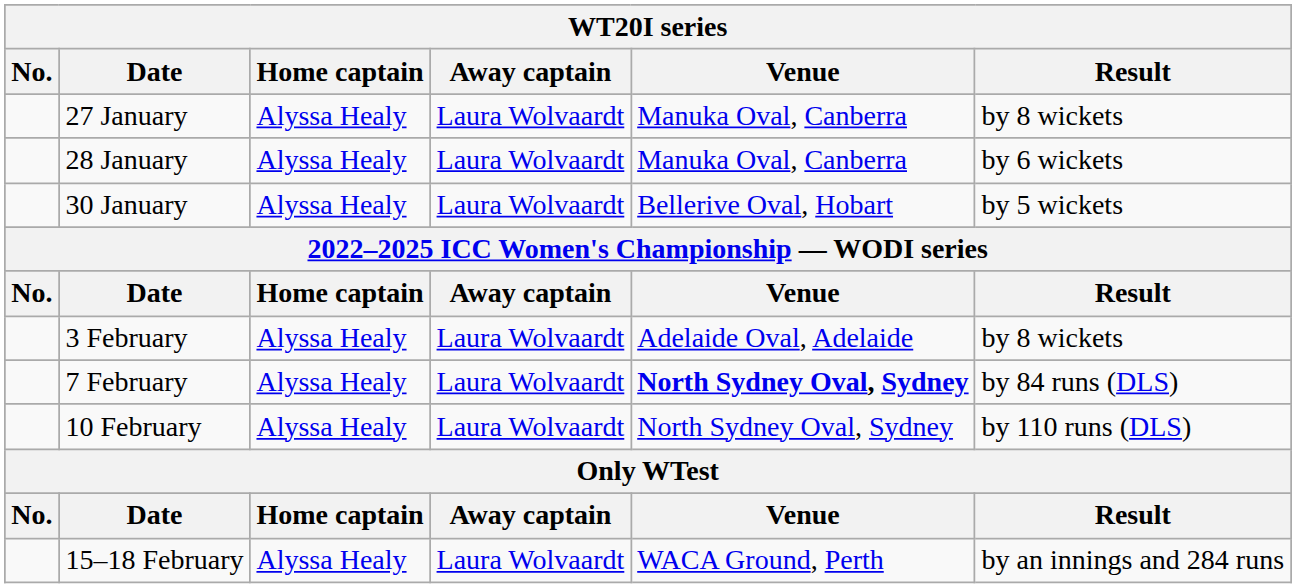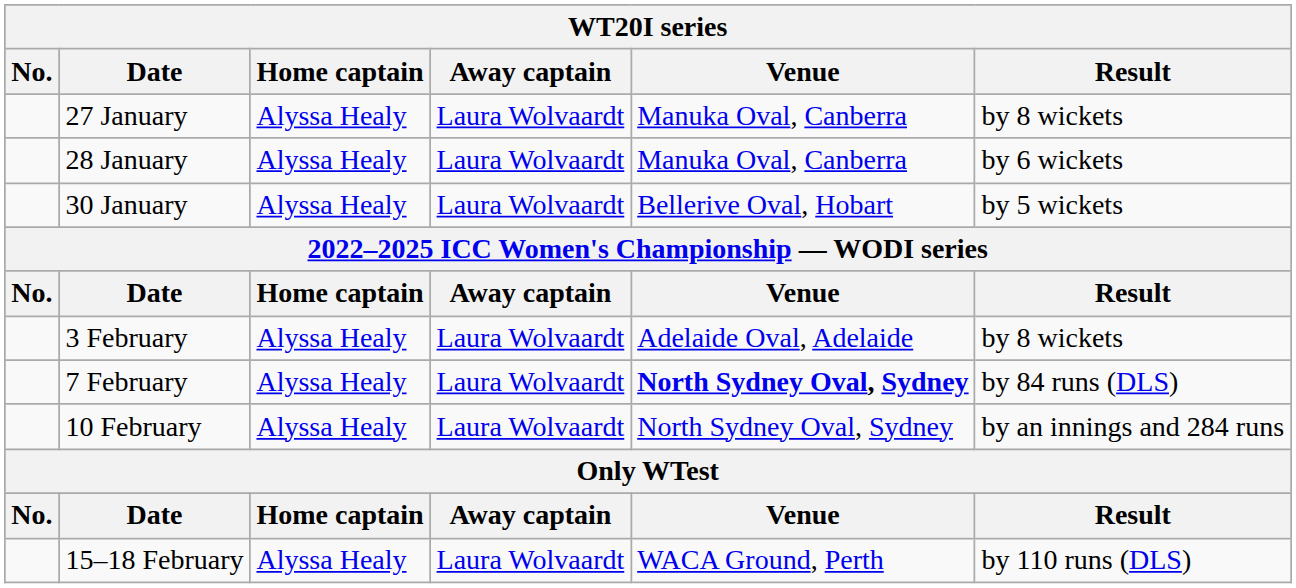(1086, 426) by 110 runs (DLS) -> (1133, 426) by an innings and 284 runs
(1133, 559) by an innings and 284 runs -> (1086, 559) by 110 runs (DLS)
